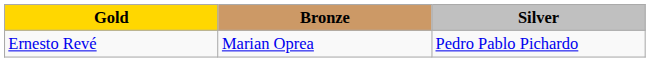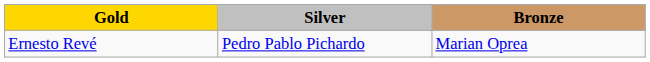columns swapped: (539, 17) <-> (325, 17)
